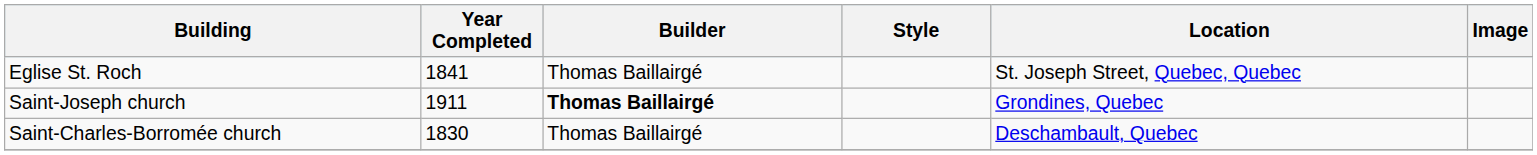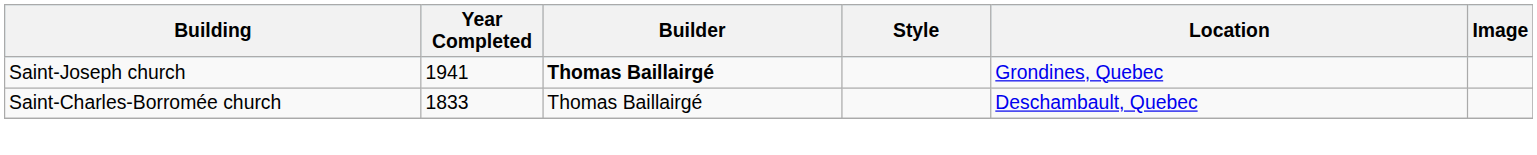- row: (75, 72)
(446, 103) 1911 -> (447, 72) 1941
(447, 133) 1830 -> (447, 103) 1833
